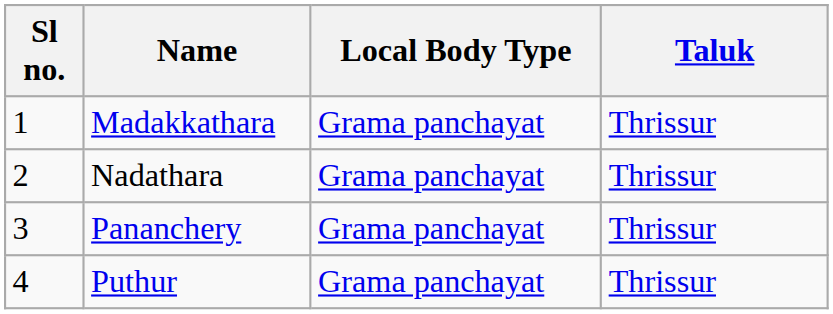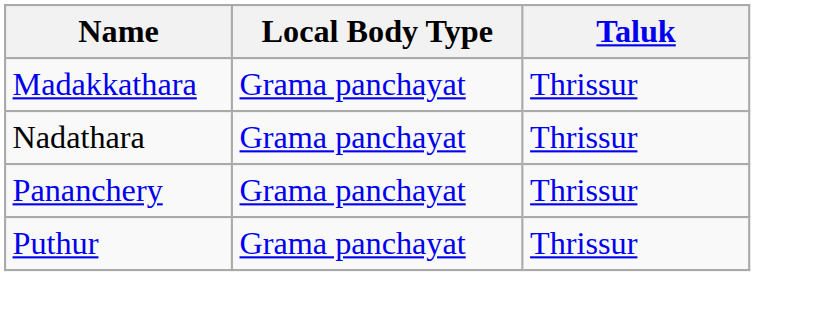- column: (44, 50)
